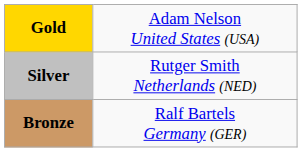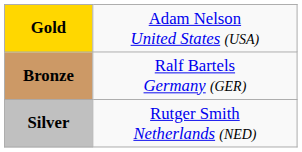rows swapped: (48, 75) <-> (48, 122)
